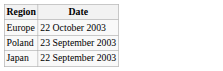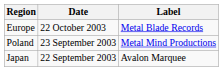+ column: (168, 12)
